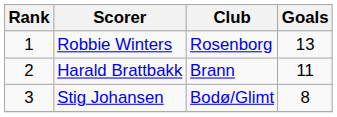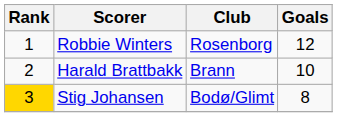(305, 44) 13 -> (305, 44) 12
(305, 71) 11 -> (305, 71) 10
(29, 97) no background -> (29, 97) gold background
